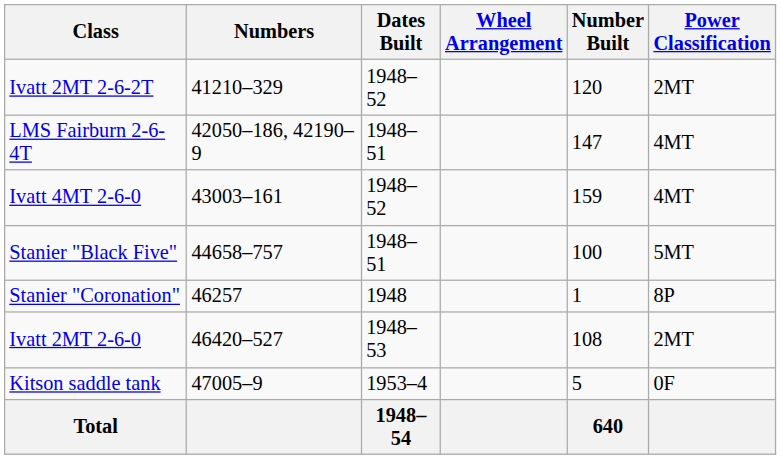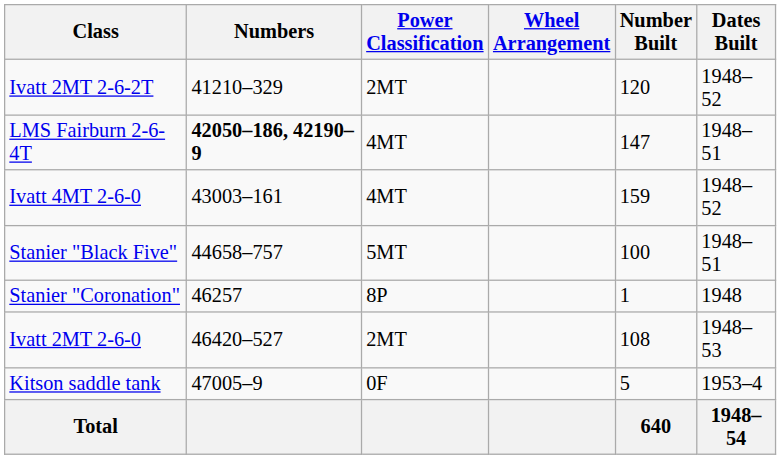columns swapped: (712, 32) <-> (401, 32)
(273, 142) normal -> (273, 142) bold
